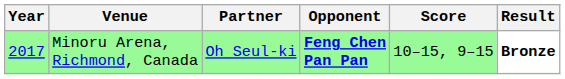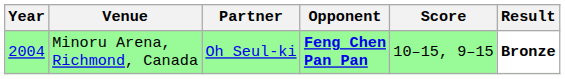(27, 52) 2017 -> (27, 52) 2004
